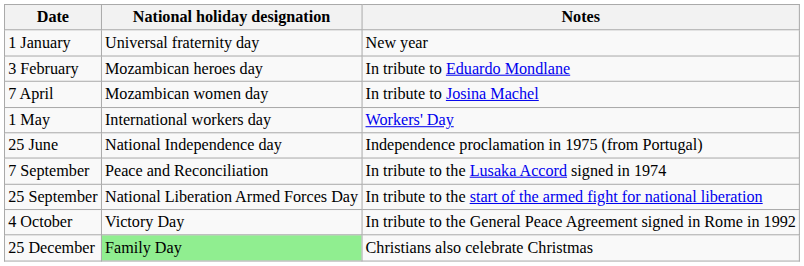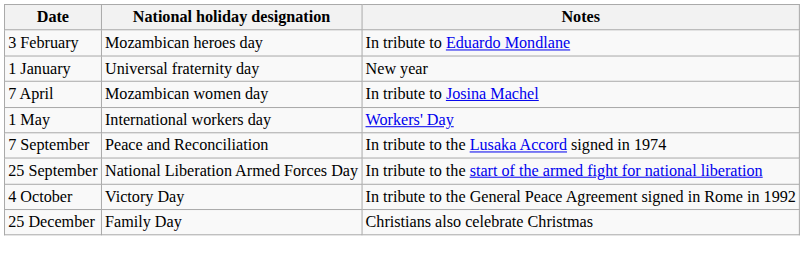rows swapped: (39, 42) <-> (43, 68)
- row: (33, 145)
(143, 247) lightgreen background -> (143, 222) no background
